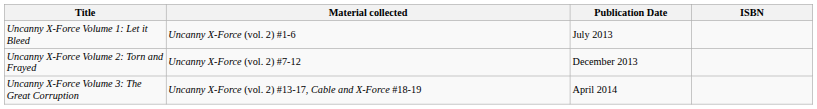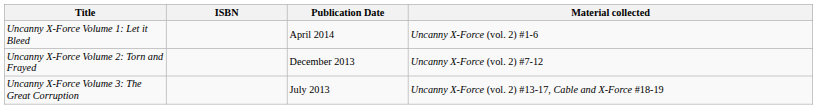columns swapped: (368, 12) <-> (752, 12)
(593, 34) July 2013 -> (312, 34) April 2014
(595, 90) April 2014 -> (310, 90) July 2013
